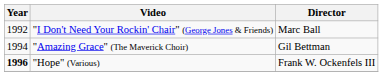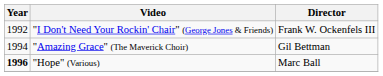(299, 29) Marc Ball -> (327, 29) Frank W. Ockenfels III
(327, 63) Frank W. Ockenfels III -> (299, 63) Marc Ball
